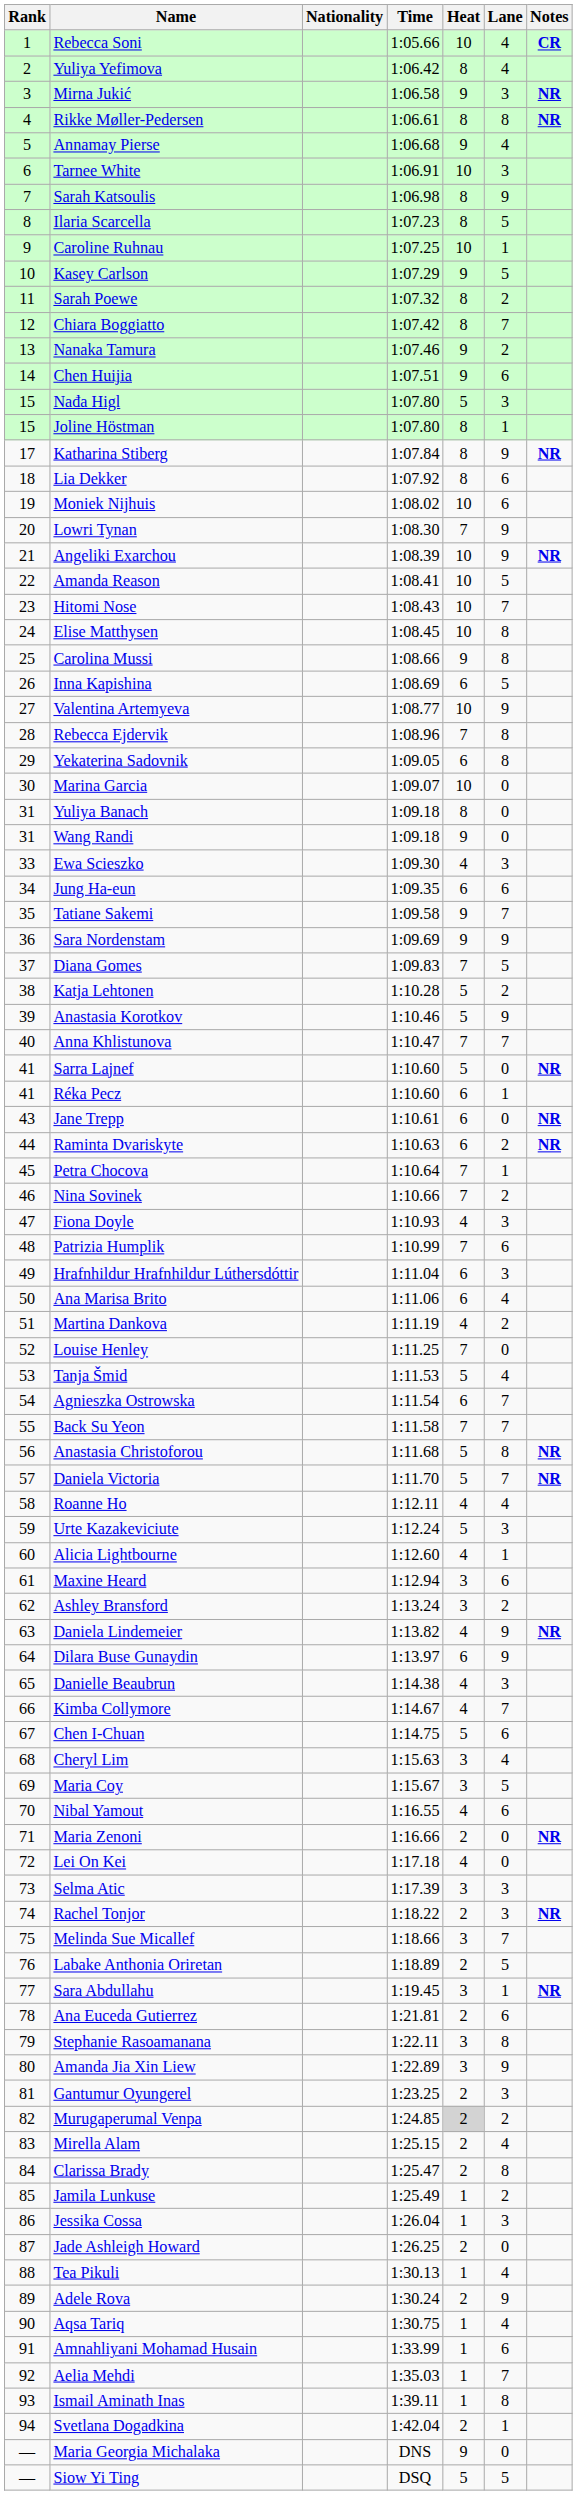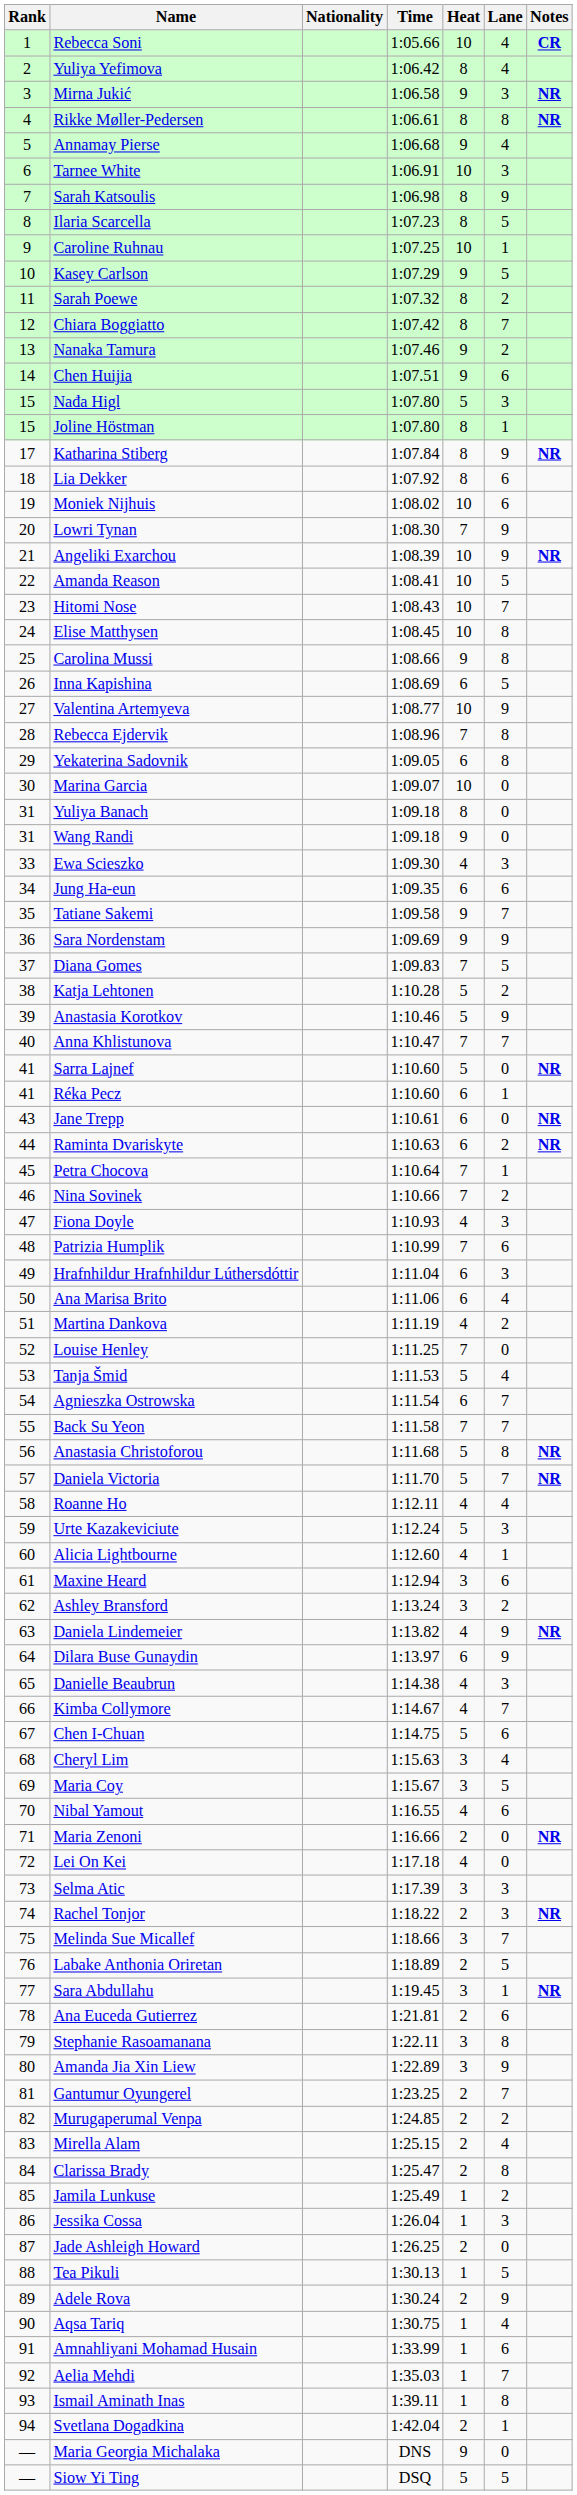(505, 2093) 3 -> (505, 2093) 7
(464, 2118) lightgrey background -> (464, 2118) no background
(505, 2272) 4 -> (505, 2272) 5
